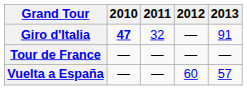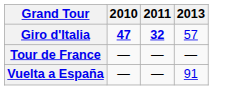- column: (191, 14)
(157, 34) normal -> (157, 34) bold
(225, 34) 91 -> (191, 34) 57
(225, 74) 57 -> (191, 74) 91
